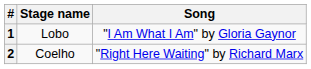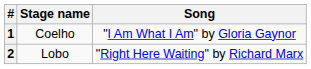(55, 34) Lobo -> (55, 34) Coelho
(55, 53) Coelho -> (55, 53) Lobo
